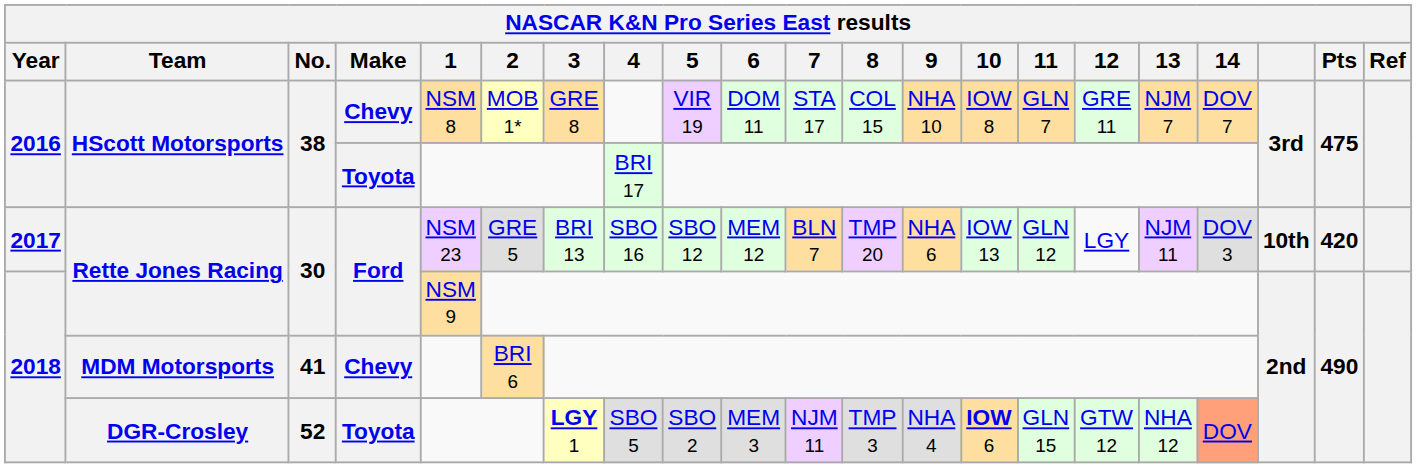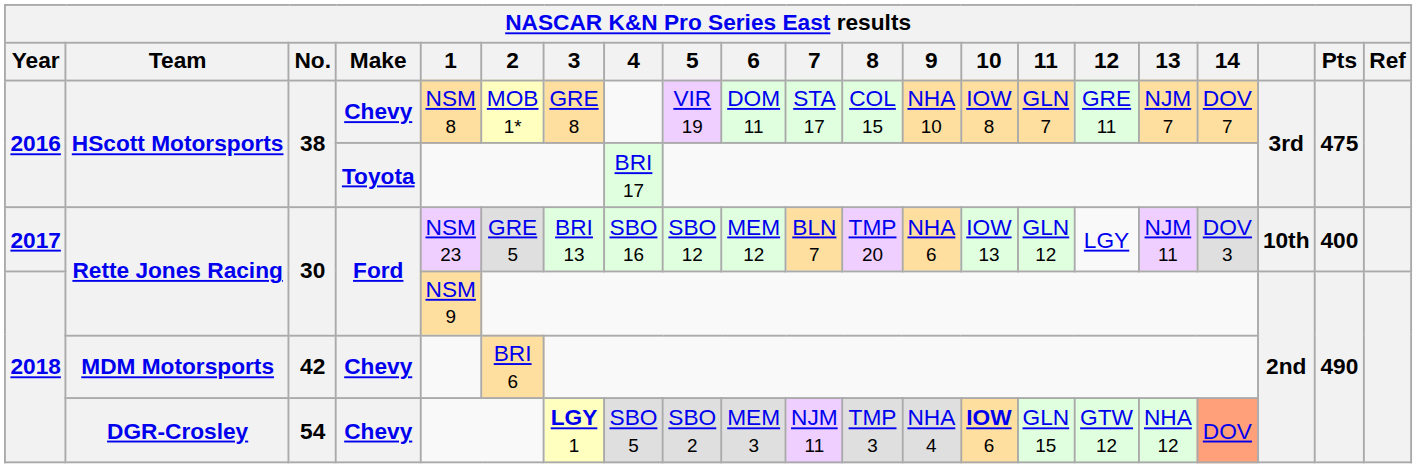(1339, 239) 420 -> (1339, 239) 400
(313, 367) 41 -> (313, 367) 42
(313, 431) 52 -> (313, 431) 54
(378, 431) Toyota -> (378, 431) Chevy
